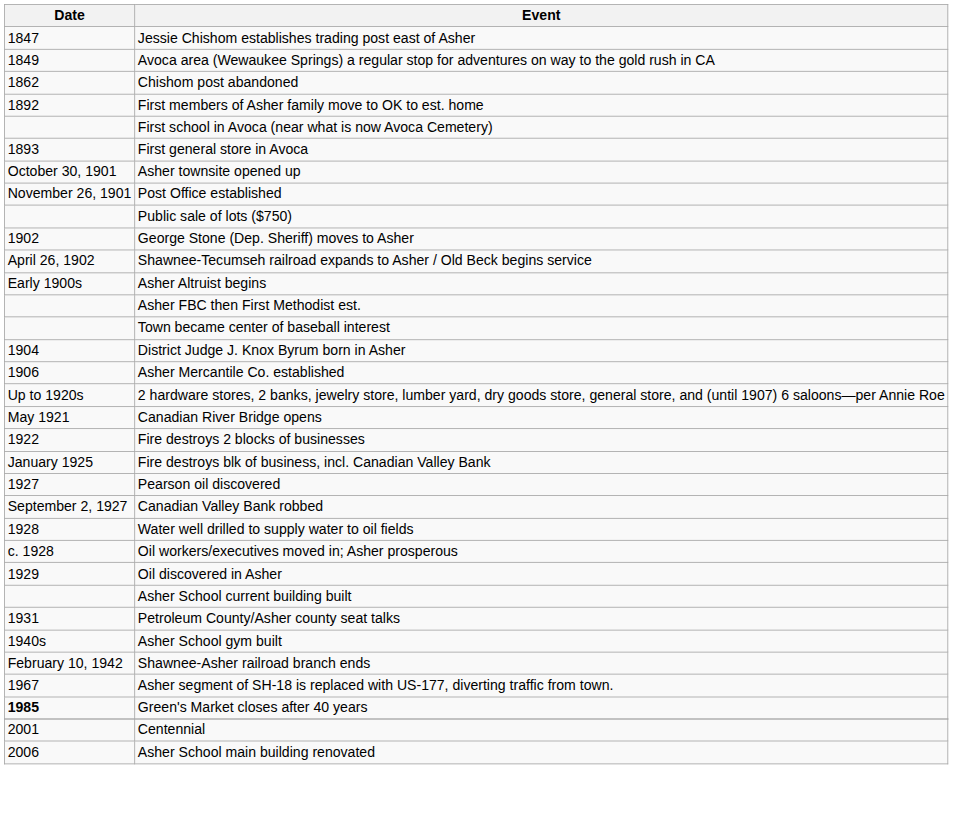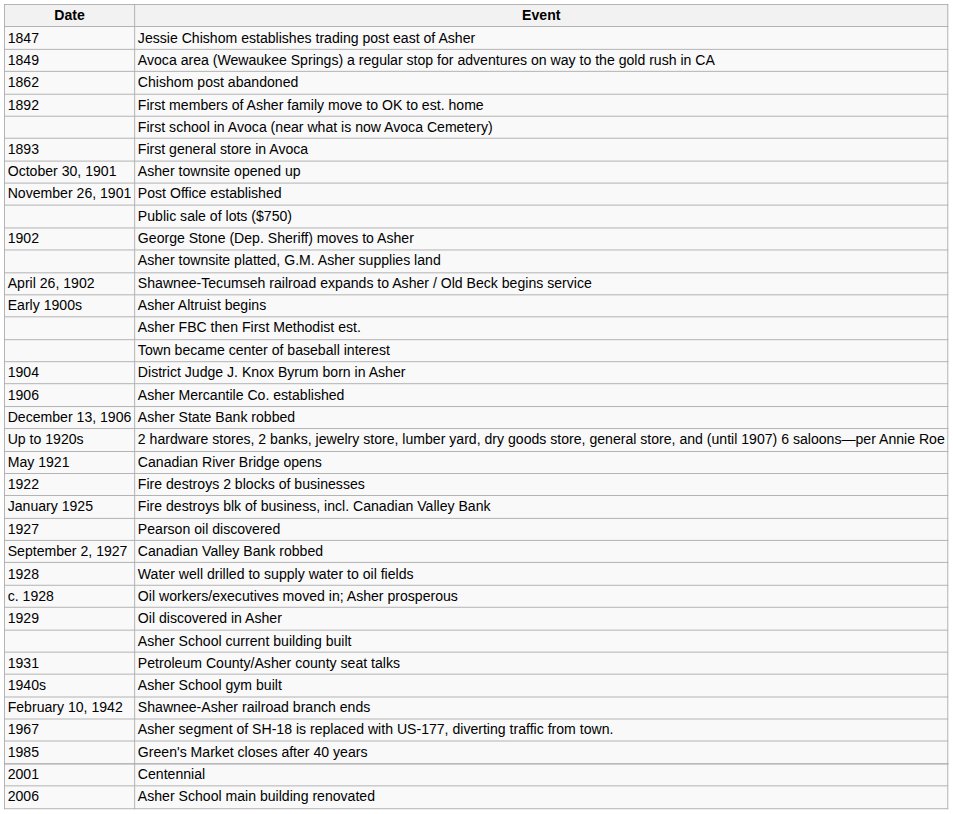+ row: (289, 261)
+ row: (217, 417)
(23, 707) bold -> (23, 752) normal
